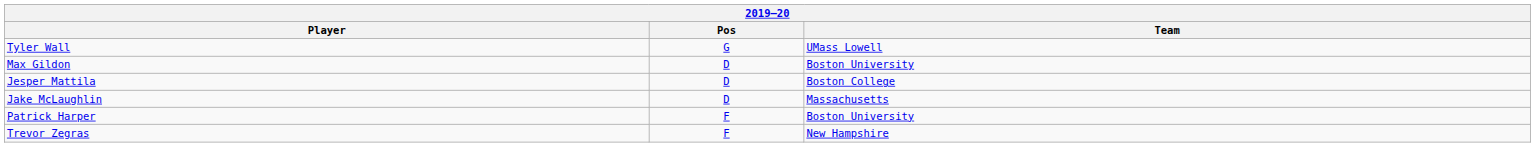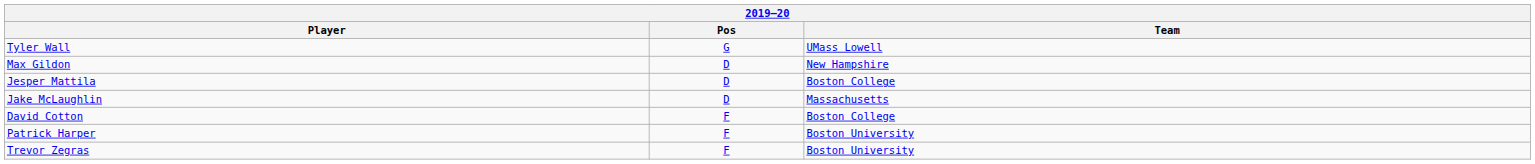(860, 64) Boston University -> (848, 64) New Hampshire
+ row: (45, 116)
(848, 133) New Hampshire -> (860, 150) Boston University
